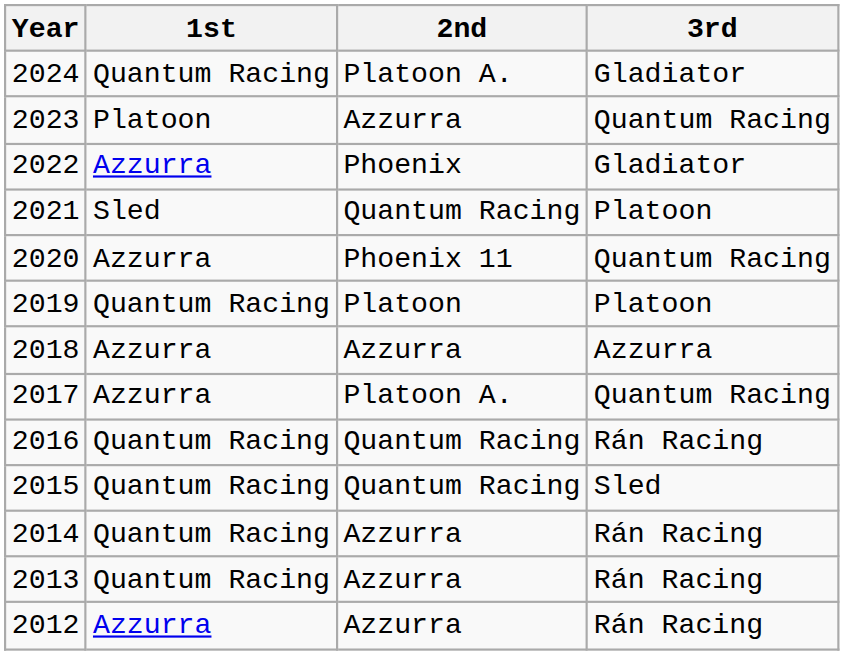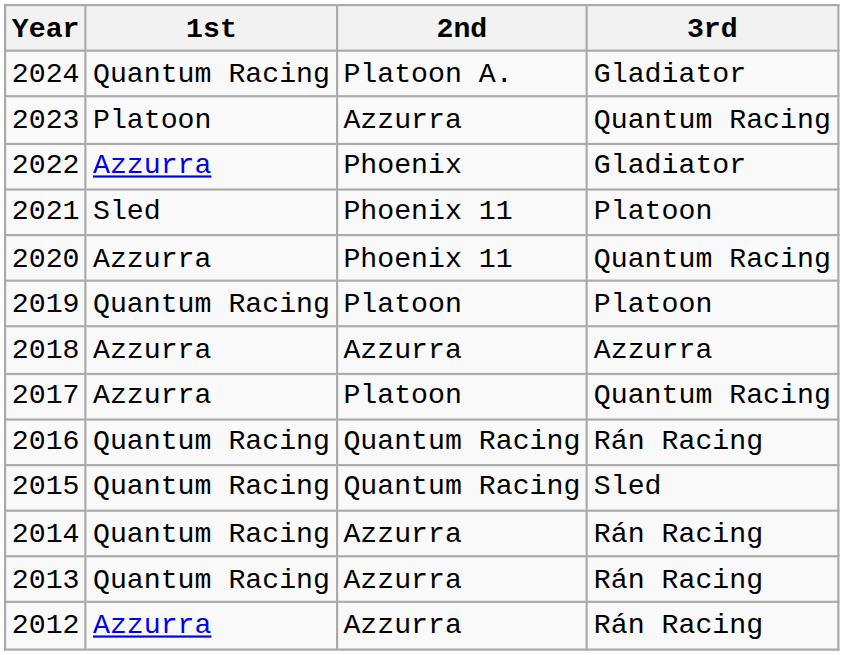(462, 212) Quantum Racing -> (428, 212) Phoenix 11
(428, 396) Platoon A. -> (403, 396) Platoon
